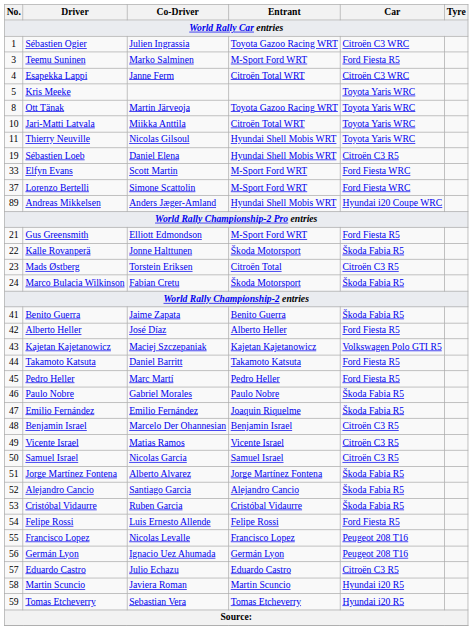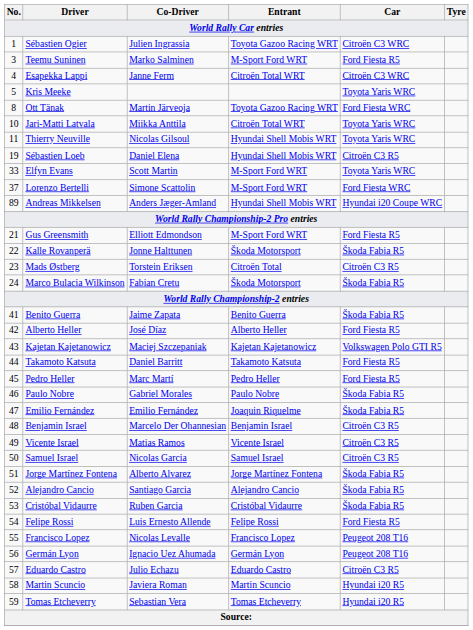(379, 107) Toyota Yaris WRC -> (376, 107) Ford Fiesta WRC
(376, 171) Ford Fiesta WRC -> (379, 171) Toyota Yaris WRC
